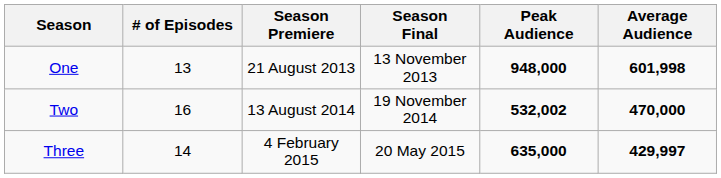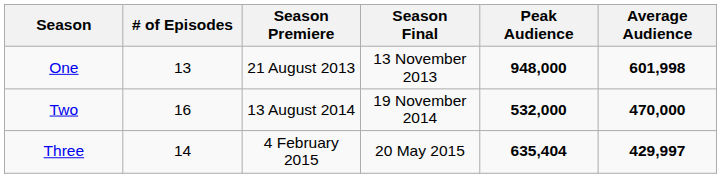(539, 109) 532,002 -> (539, 109) 532,000
(539, 151) 635,000 -> (539, 151) 635,404
